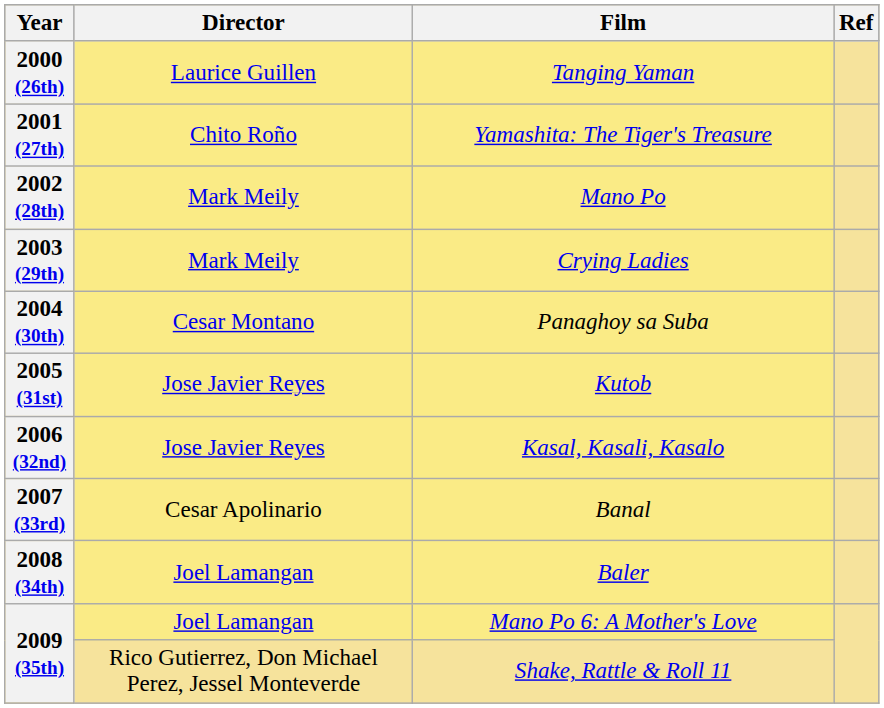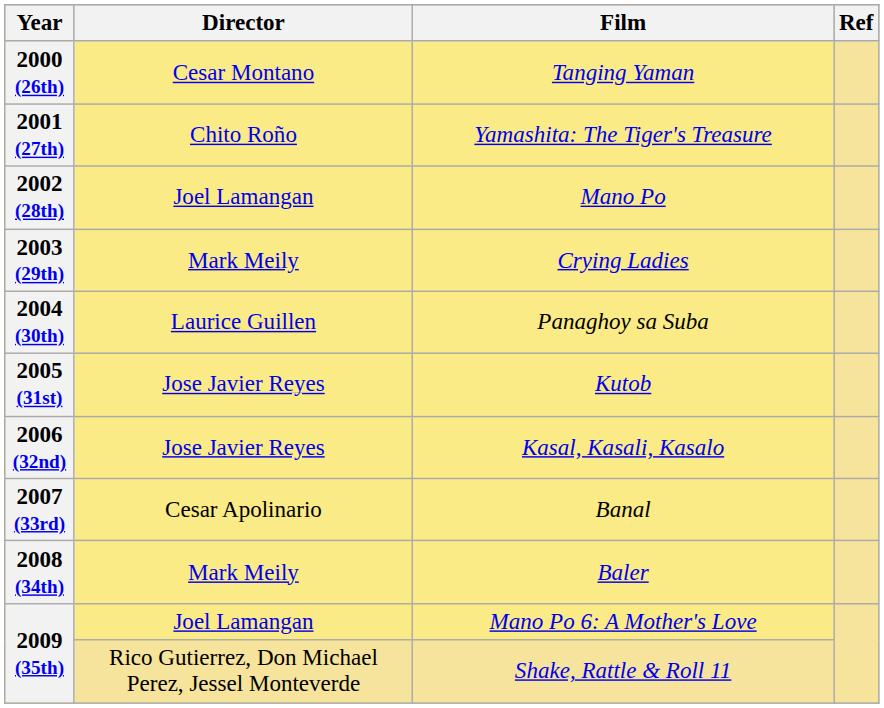(243, 72) Laurice Guillen -> (243, 72) Cesar Montano
(243, 197) Mark Meily -> (243, 197) Joel Lamangan
(243, 322) Cesar Montano -> (243, 322) Laurice Guillen
(243, 571) Joel Lamangan -> (243, 571) Mark Meily
